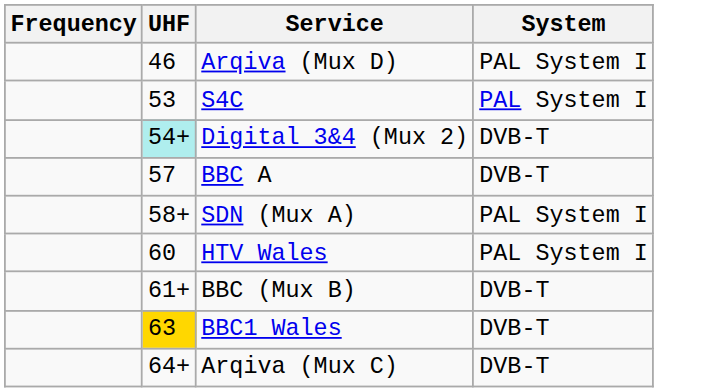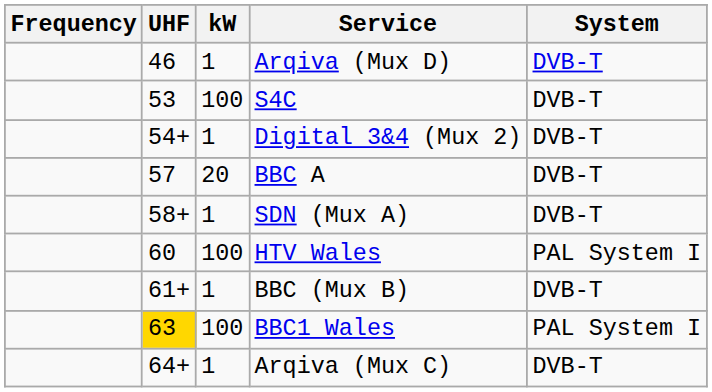+ column: (222, 24)
(564, 62) PAL System I -> (568, 62) DVB-T
(564, 100) PAL System I -> (568, 100) DVB-T
(169, 138) paleturquoise background -> (169, 138) no background
(564, 215) PAL System I -> (568, 215) DVB-T
(514, 329) DVB-T -> (617, 329) PAL System I
